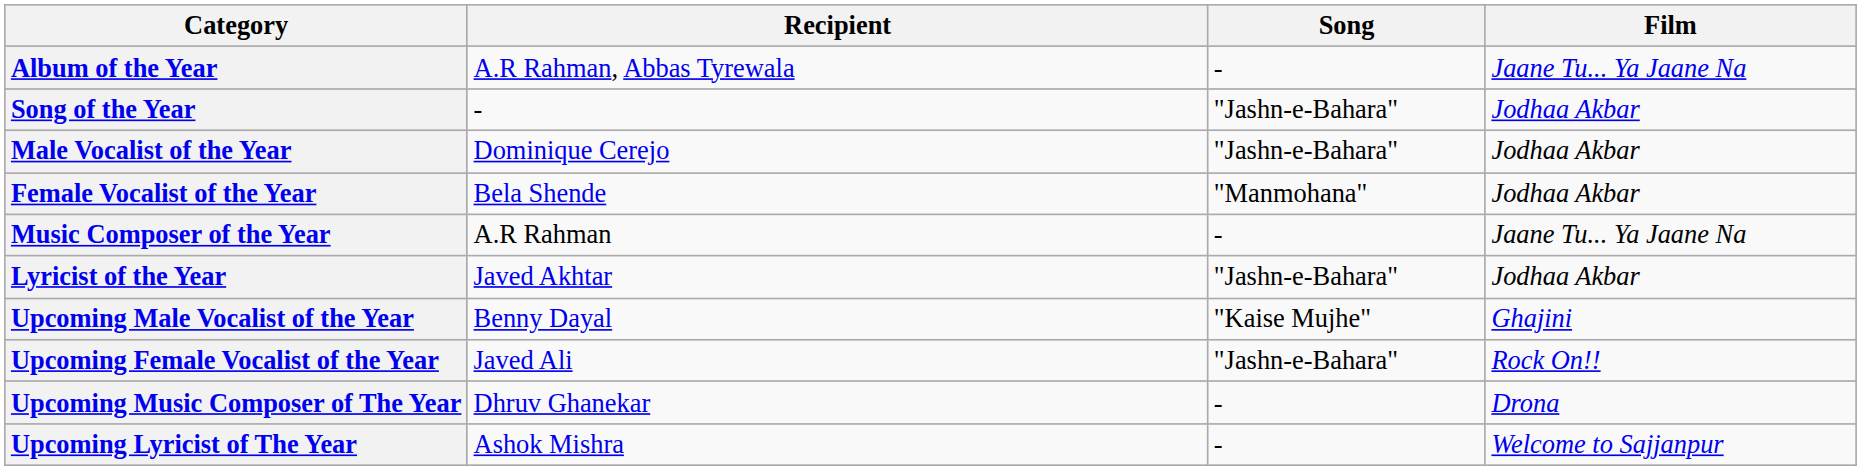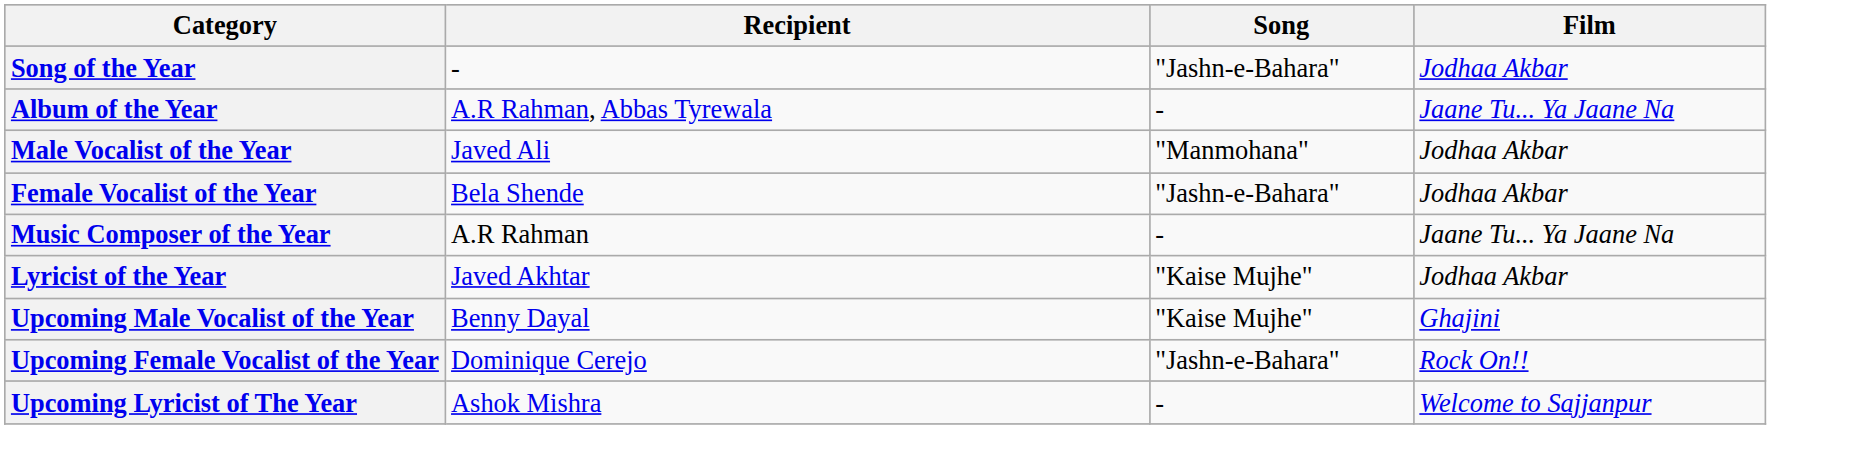rows swapped: (103, 109) <-> (114, 67)
(571, 151) Dominique Cerejo -> (501, 151) Javed Ali
(1306, 151) "Jashn-e-Bahara" -> (1232, 151) "Manmohana"
(1291, 192) "Manmohana" -> (1247, 192) "Jashn-e-Bahara"
(1306, 276) "Jashn-e-Bahara" -> (1234, 276) "Kaise Mujhe"
(523, 360) Javed Ali -> (549, 360) Dominique Cerejo
- row: (236, 402)
